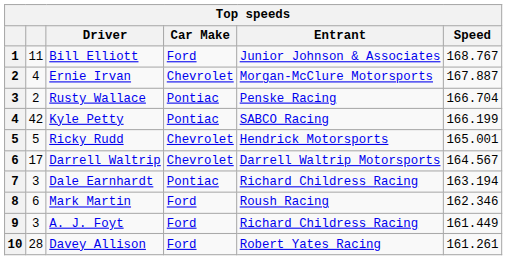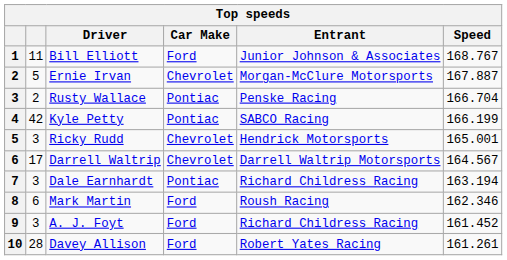(36, 77) 4 -> (36, 77) 5
(36, 140) 5 -> (36, 140) 3
(472, 223) 161.449 -> (472, 223) 161.452
